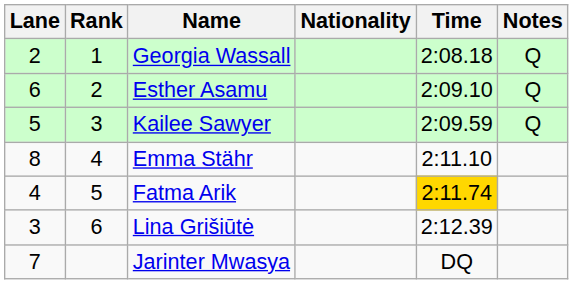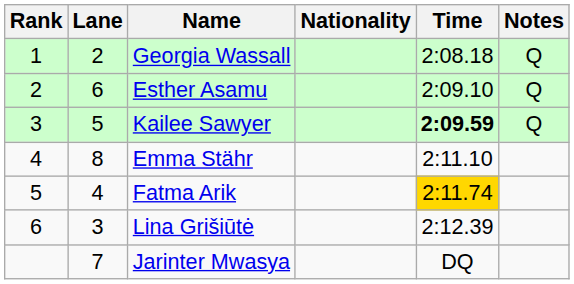columns swapped: (96, 21) <-> (35, 21)
(457, 124) normal -> (457, 124) bold
